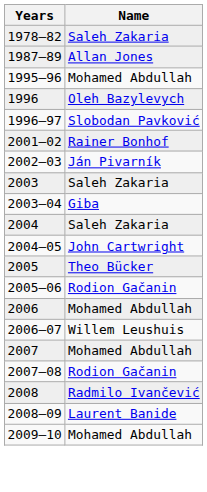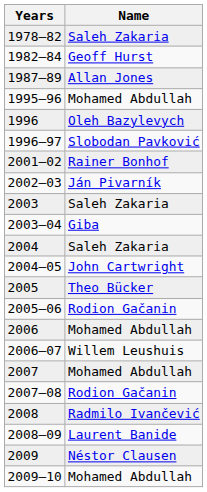+ row: (35, 57)
+ row: (23, 455)
